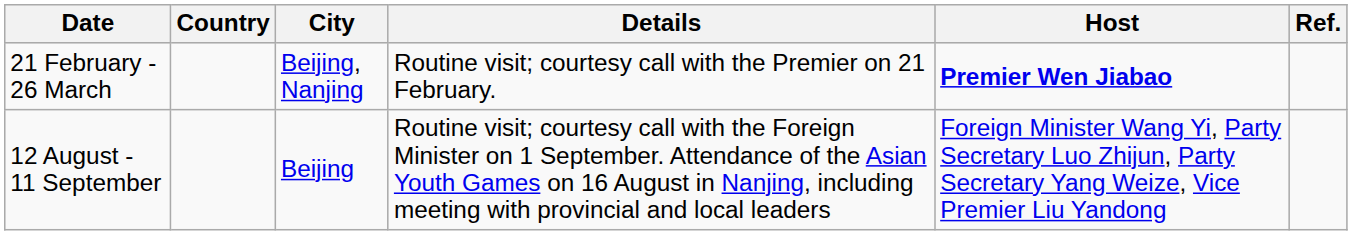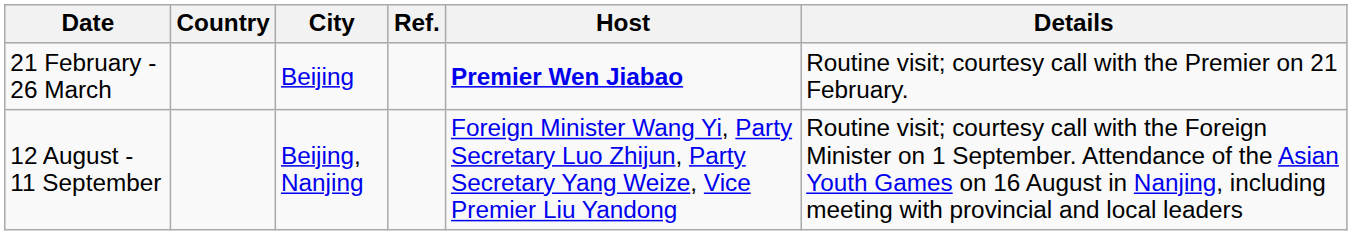columns swapped: (661, 23) <-> (1318, 23)
(322, 76) Beijing, Nanjing -> (317, 76) Beijing
(317, 169) Beijing -> (322, 169) Beijing, Nanjing
